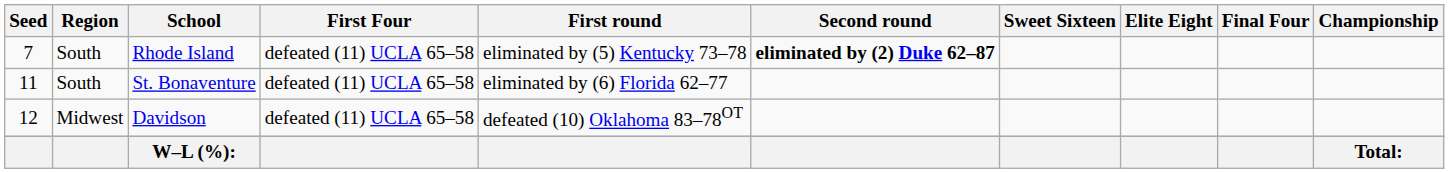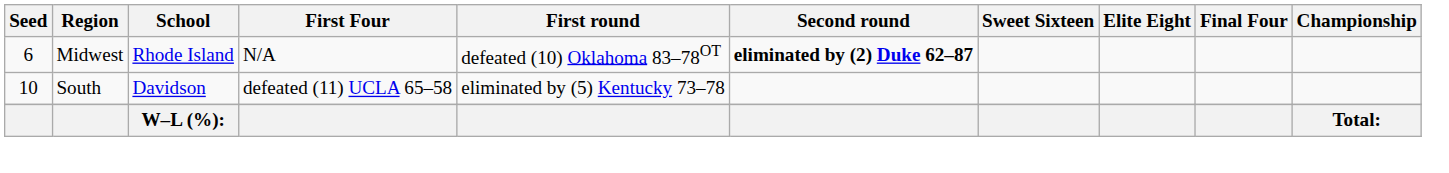(28, 52) 7 -> (28, 54) 6
(79, 52) South -> (90, 54) Midwest
(369, 52) defeated (11) UCLA 65–58 -> (259, 54) N/A
(615, 52) eliminated by (5) Kentucky 73–78 -> (591, 54) defeated (10) Oklahoma 83–78OT
- row: (194, 83)
(28, 117) 12 -> (28, 88) 10
(90, 117) Midwest -> (79, 88) South
(613, 117) defeated (10) Oklahoma 83–78OT -> (593, 88) eliminated by (5) Kentucky 73–78
